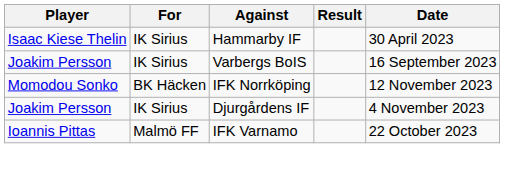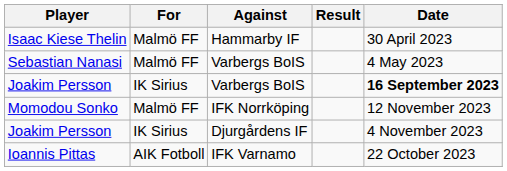(160, 39) IK Sirius -> (166, 39) Malmö FF
+ row: (65, 62)
(433, 62) normal -> (433, 85) bold
(170, 85) BK Häcken -> (166, 108) Malmö FF
(166, 131) Malmö FF -> (169, 154) AIK Fotboll
